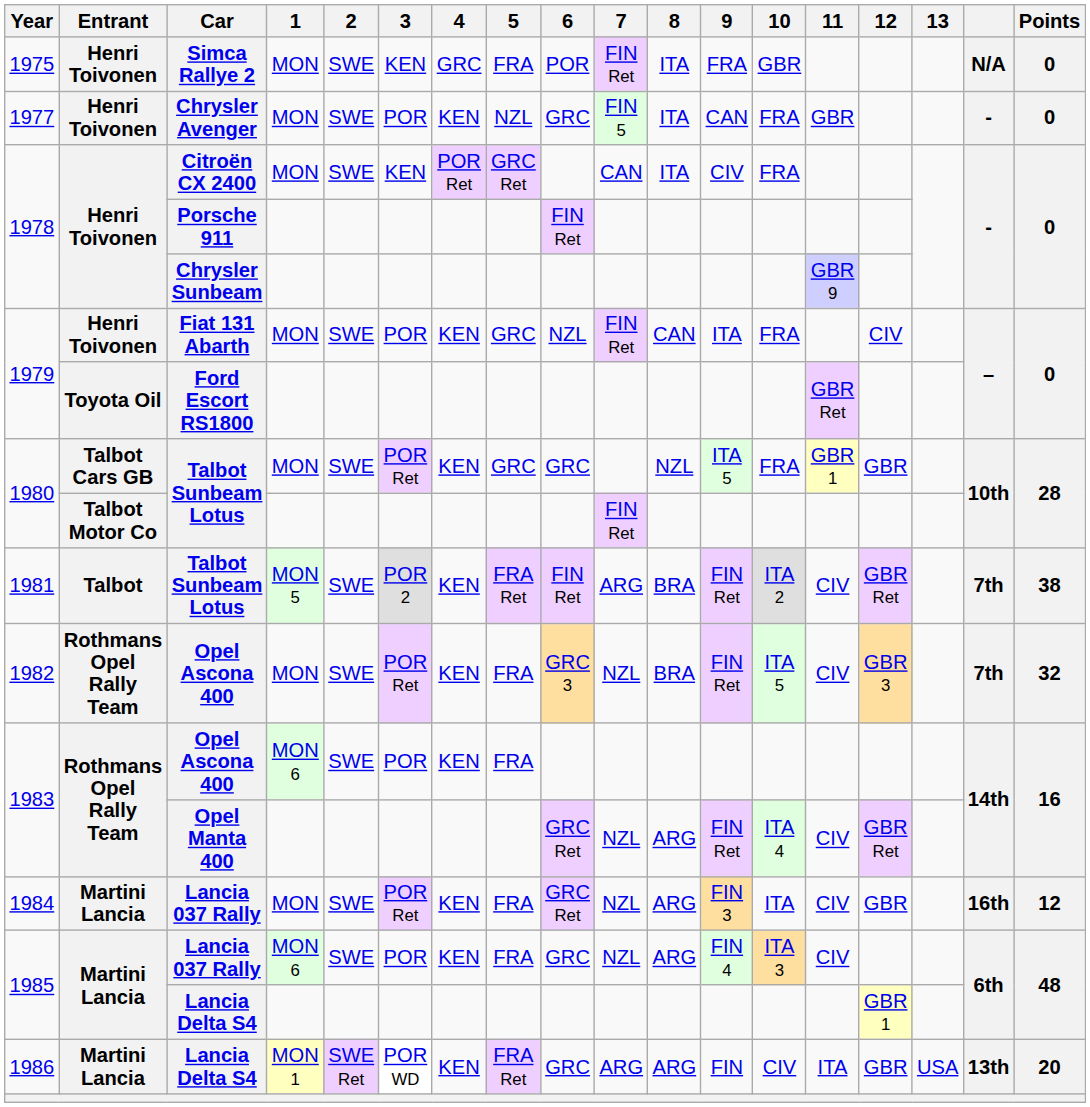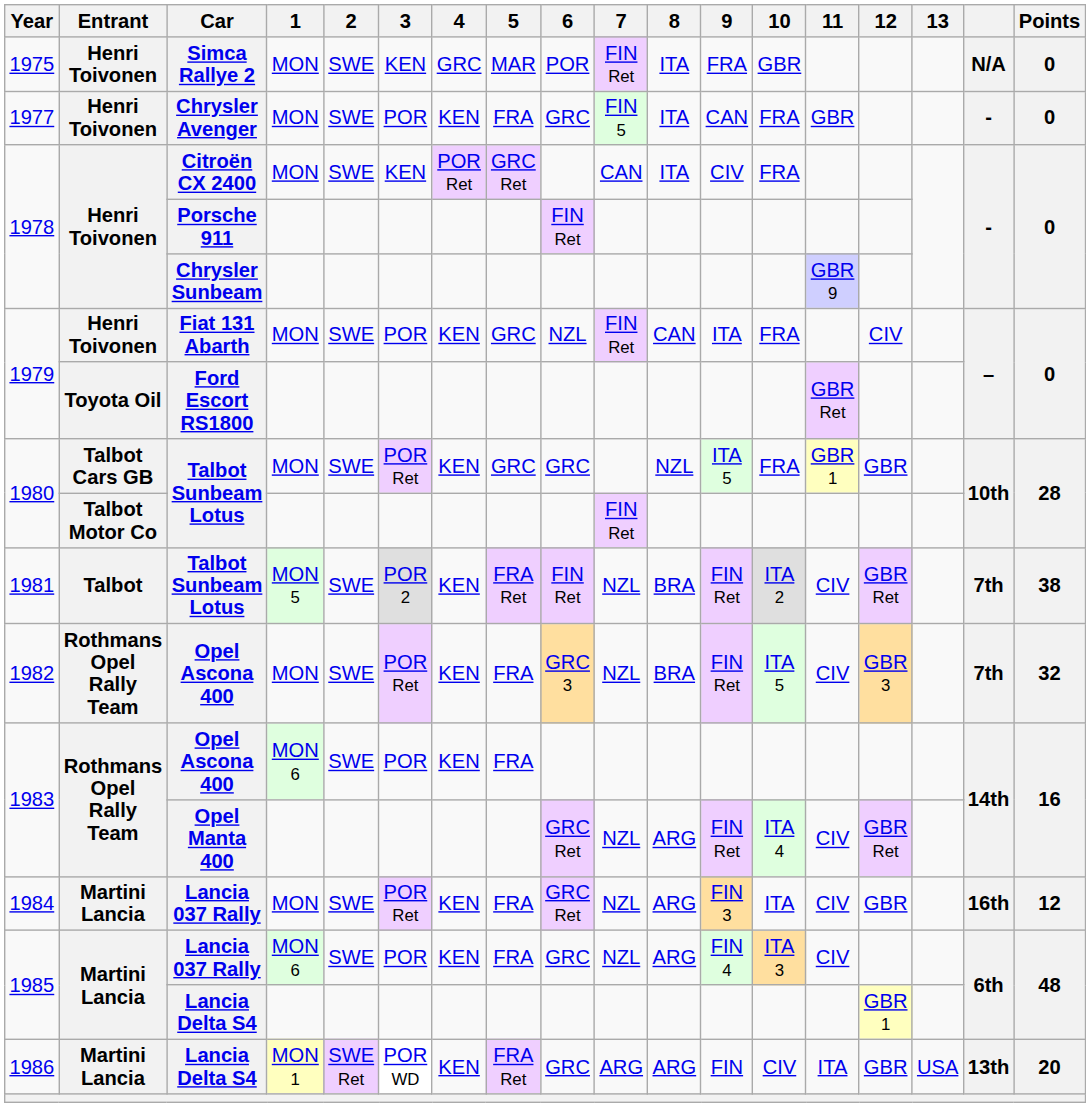(513, 64) FRA -> (513, 64) MAR
(513, 118) NZL -> (513, 118) FRA
(621, 586) ARG -> (621, 586) NZL
